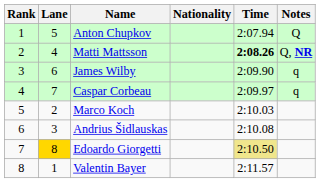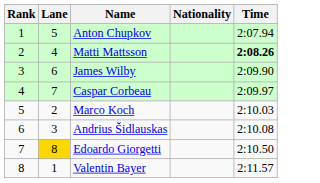- column: (296, 14)
(255, 149) khaki background -> (255, 149) no background
